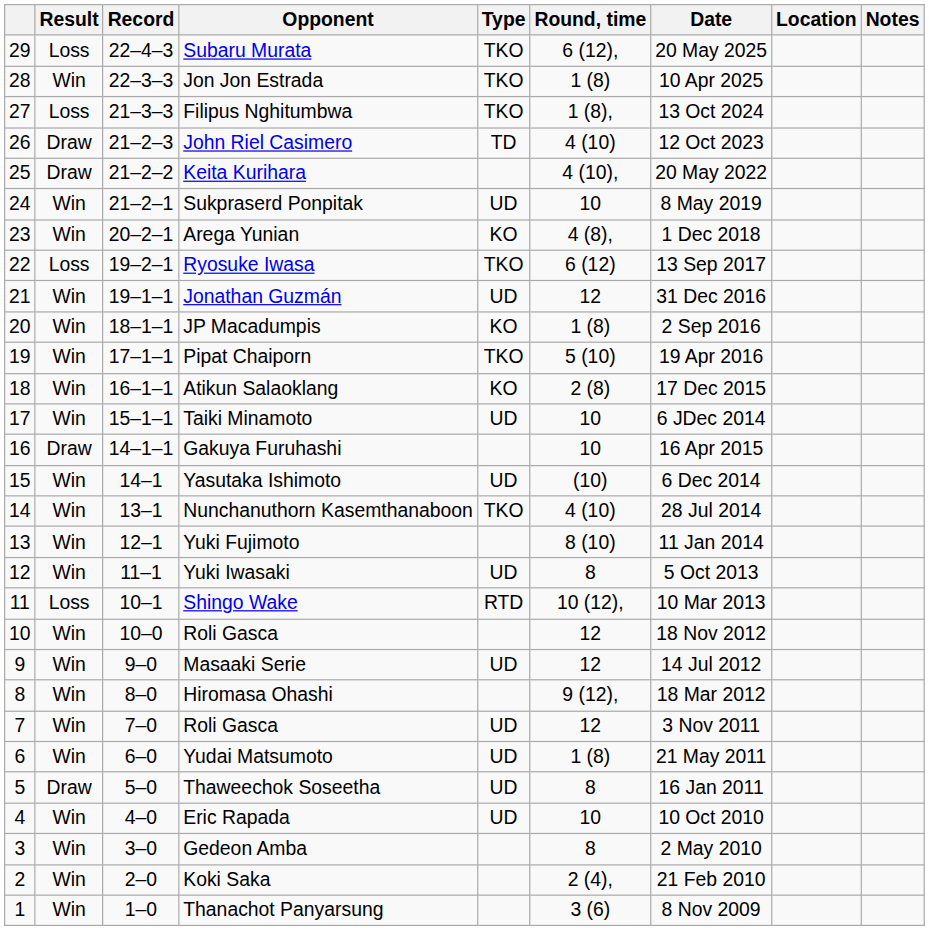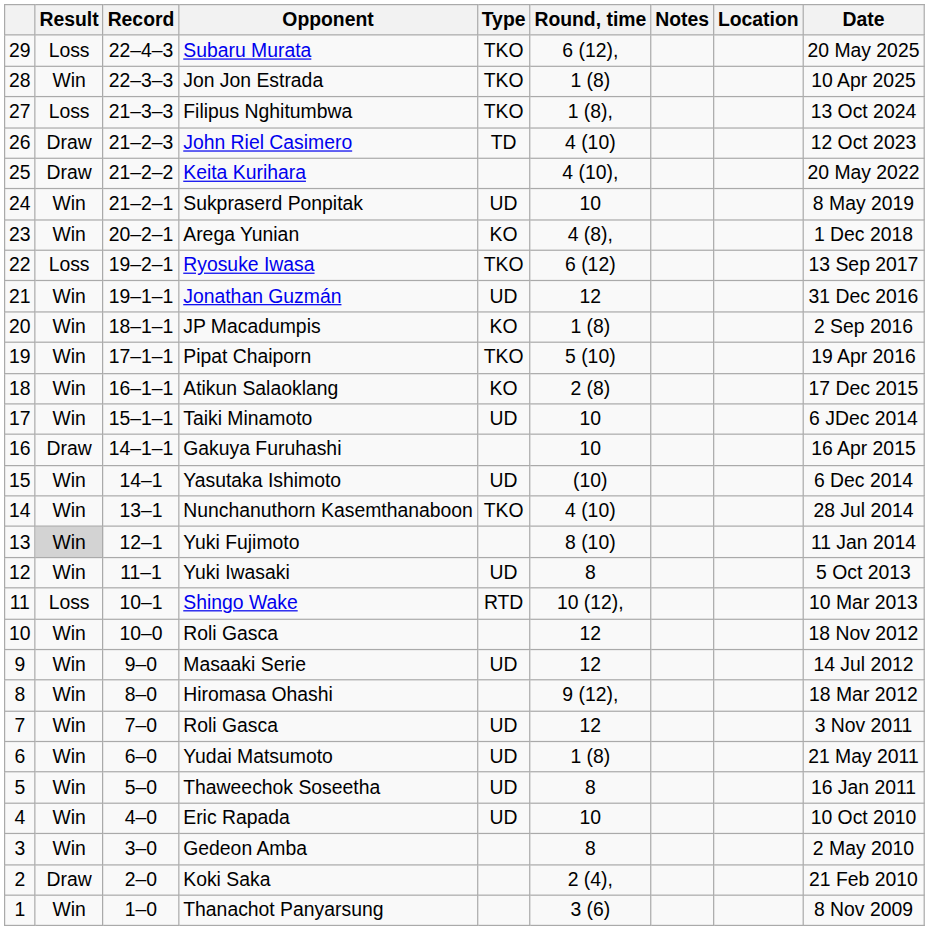columns swapped: (711, 19) <-> (893, 19)
(69, 541) no background -> (69, 541) lightgrey background
(69, 787) Draw -> (69, 787) Win
(69, 879) Win -> (69, 879) Draw
